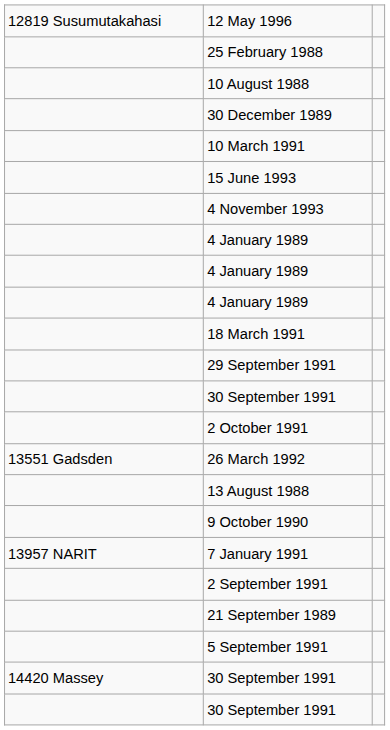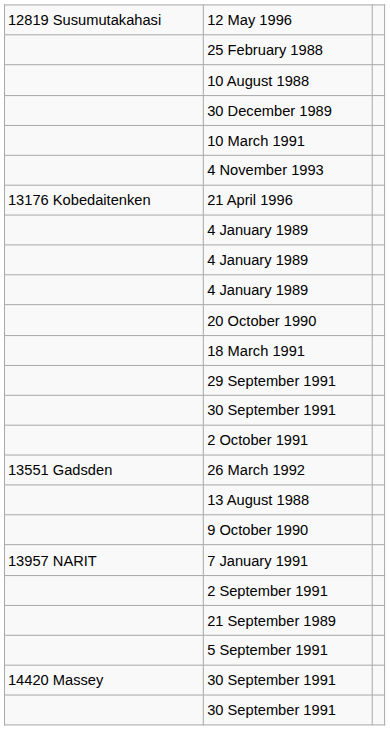- row: (104, 177)
+ row: (79, 200)
+ row: (104, 320)
